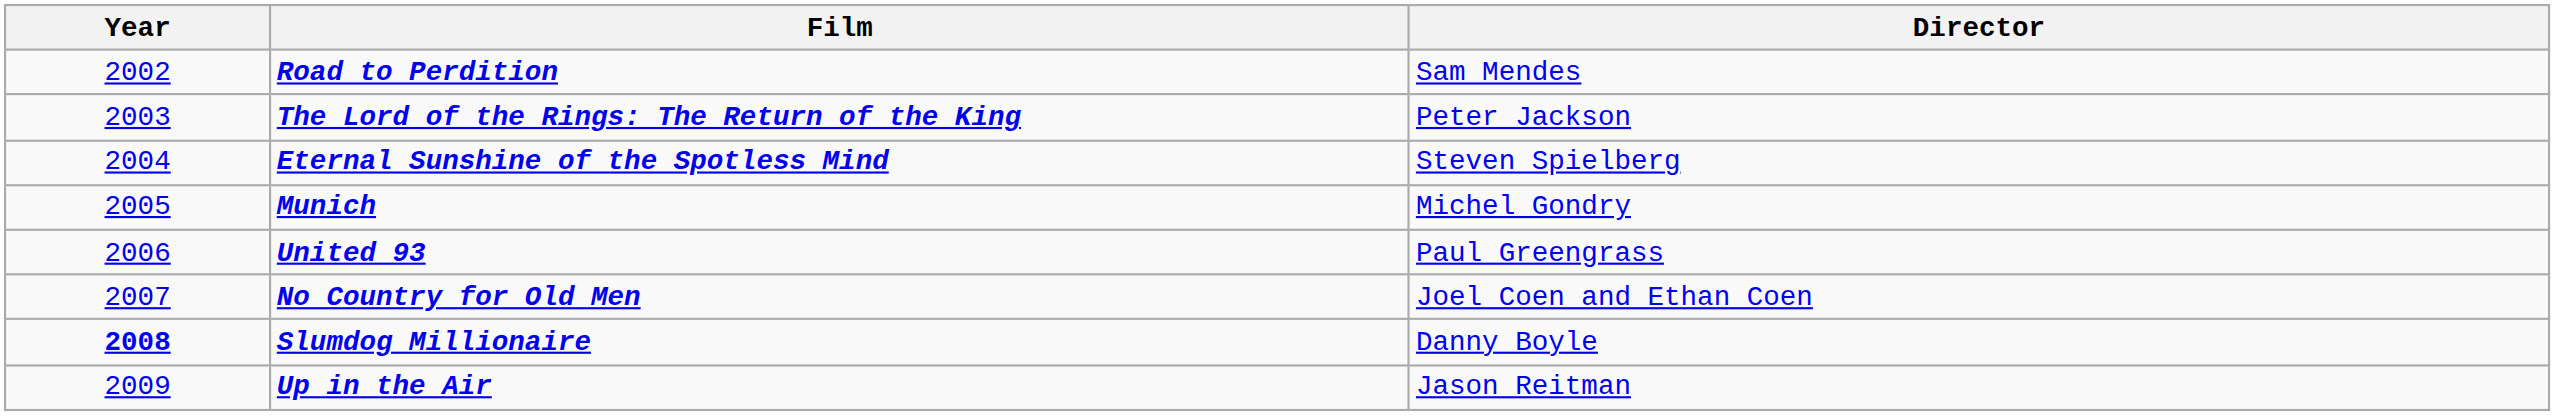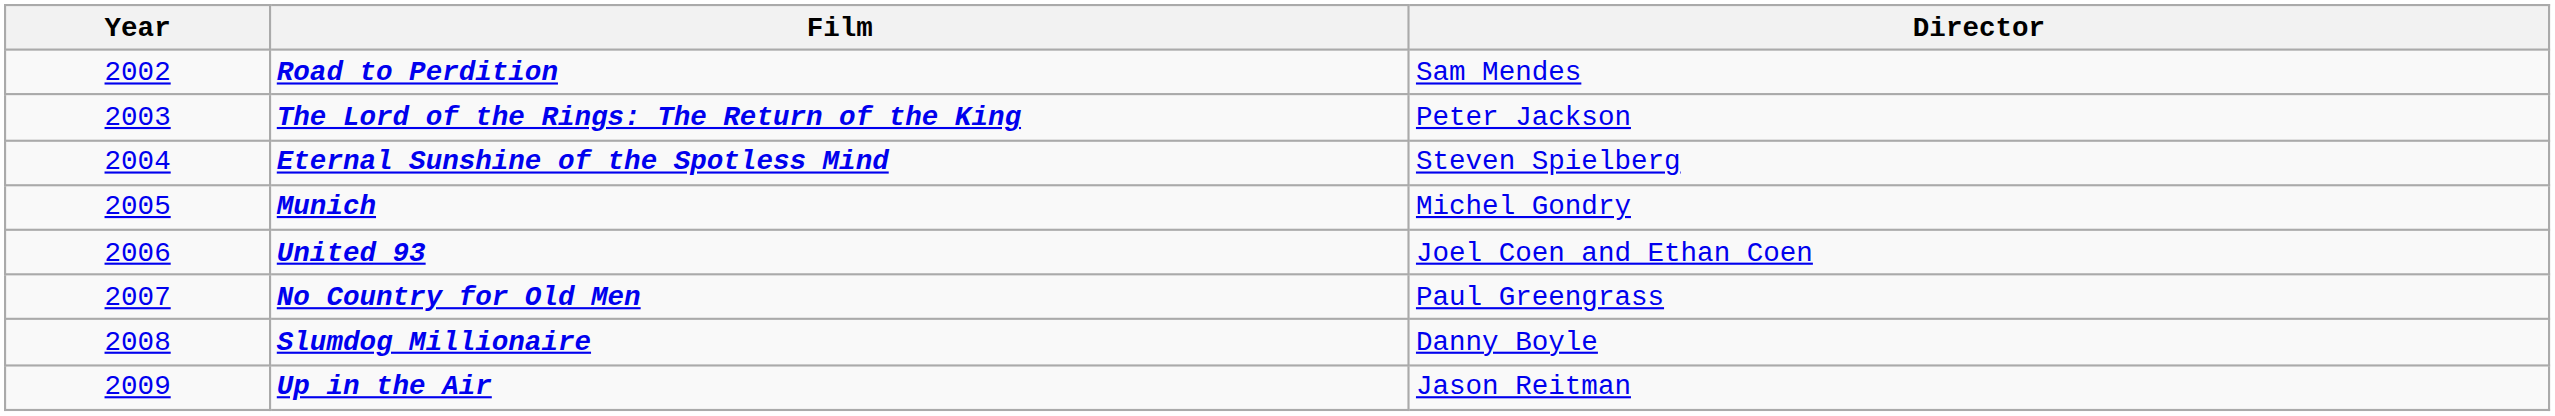(1540, 252) Paul Greengrass -> (1614, 252) Joel Coen and Ethan Coen
(1614, 297) Joel Coen and Ethan Coen -> (1540, 297) Paul Greengrass
(138, 342) bold -> (138, 342) normal
